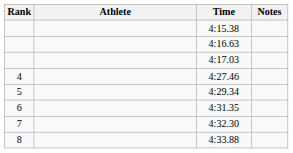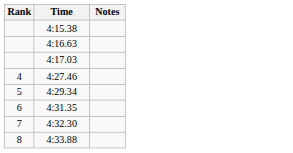- column: (115, 12)
